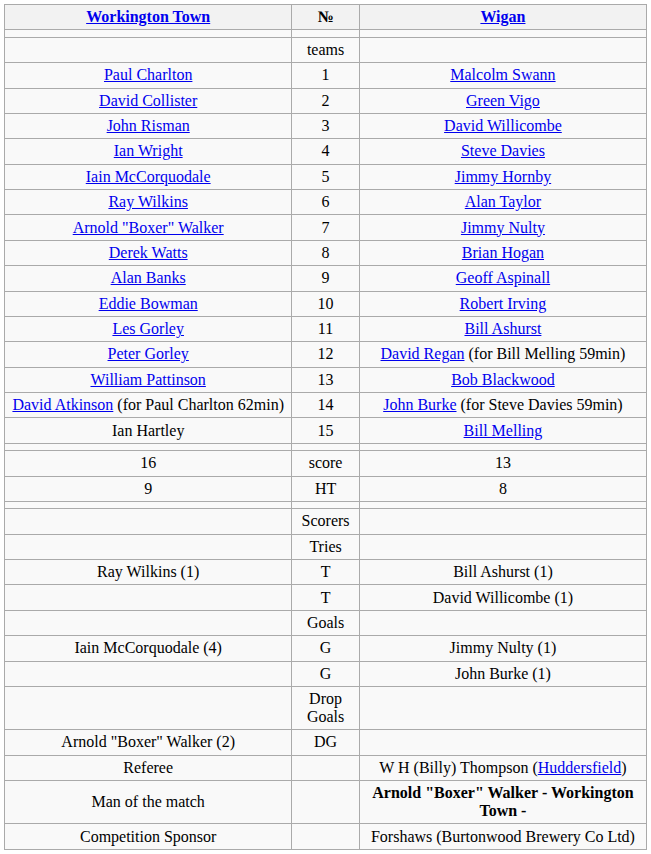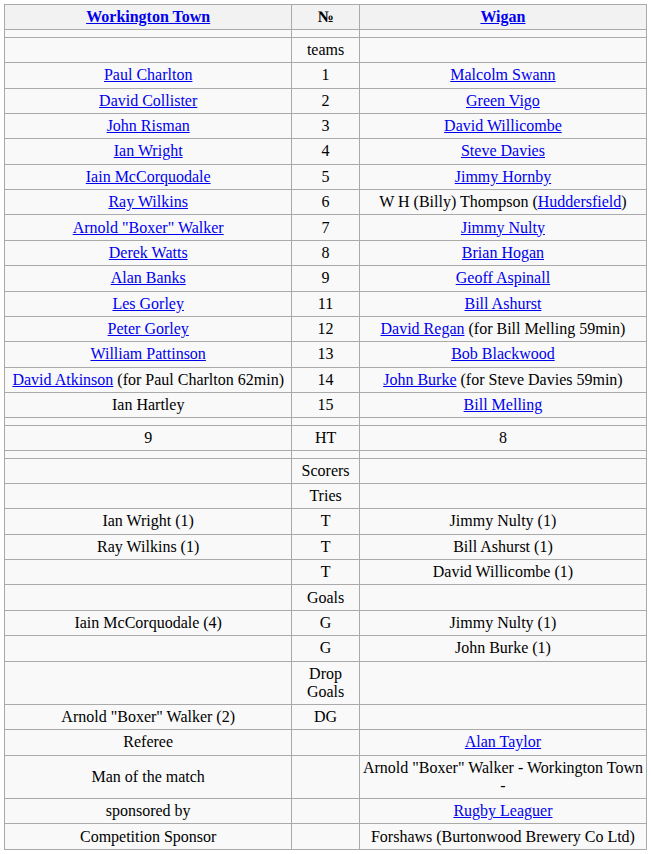(503, 202) Alan Taylor -> (503, 202) W H (Billy) Thompson (Huddersfield)
- row: (148, 303)
- row: (148, 463)
+ row: (148, 521)
(503, 767) W H (Billy) Thompson (Huddersfield) -> (503, 742) Alan Taylor
(503, 802) bold -> (503, 776) normal
+ row: (148, 811)
